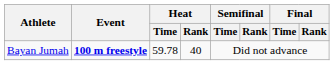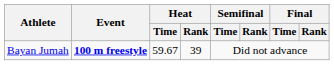(165, 50) 59.78 -> (165, 50) 59.67
(196, 50) 40 -> (196, 50) 39
